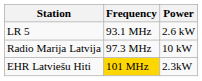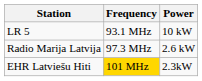(178, 31) 2.6 kW -> (177, 31) 10 kW
(177, 48) 10 kW -> (178, 48) 2.6 kW
